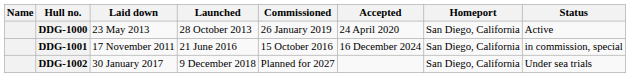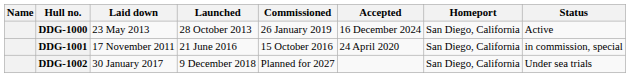(369, 30) 24 April 2020 -> (380, 30) 16 December 2024
(380, 47) 16 December 2024 -> (369, 47) 24 April 2020
